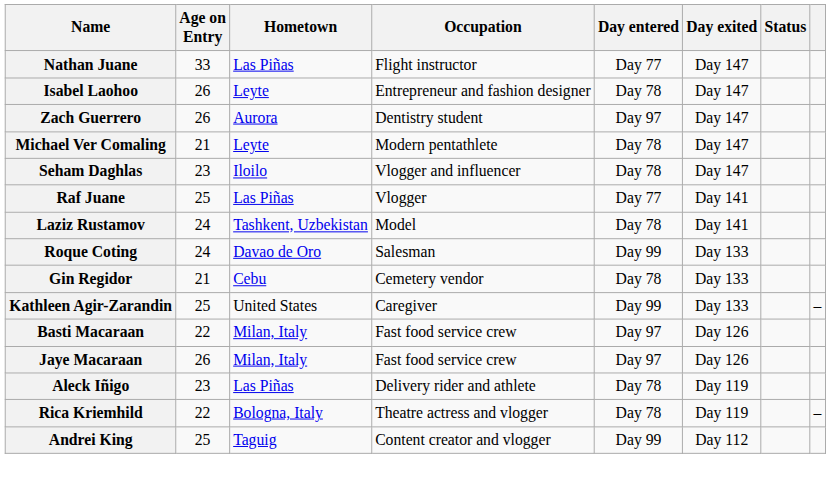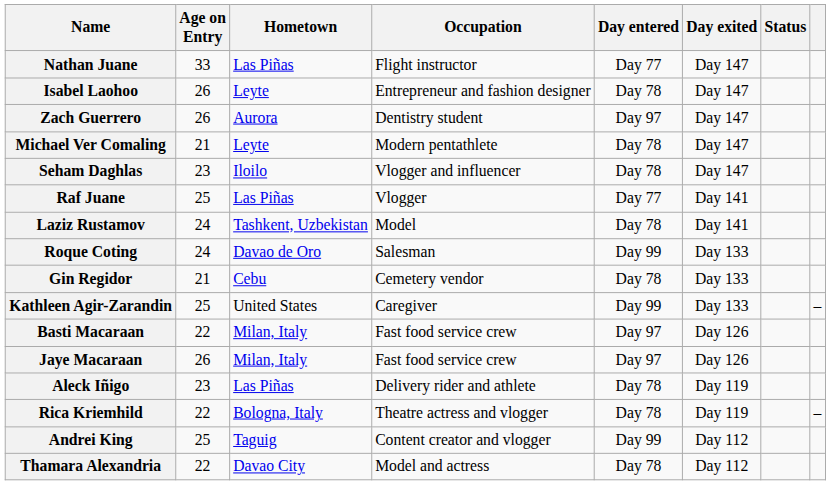+ row: (91, 466)
